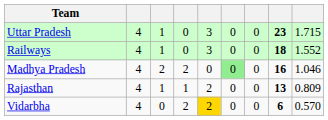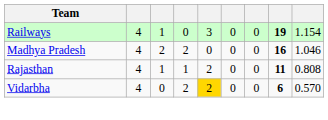- row: (39, 32)
(280, 50) 18 -> (280, 32) 19
(308, 50) 1.552 -> (308, 32) 1.154
(233, 69) lightgreen background -> (233, 50) no background
(280, 87) 13 -> (280, 69) 11
(308, 87) 0.809 -> (308, 69) 0.808
